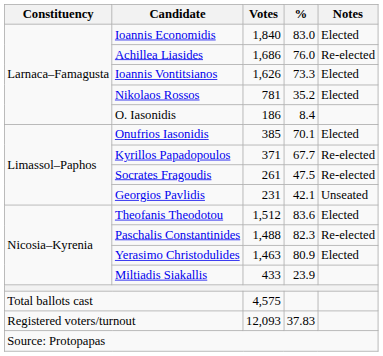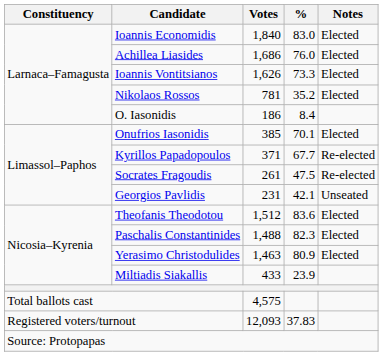(348, 54) Re-elected -> (340, 54) Elected
(348, 235) Re-elected -> (340, 235) Elected
